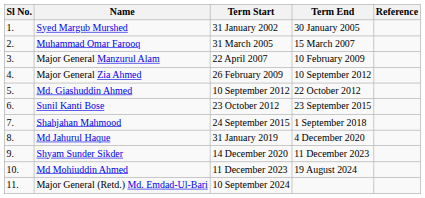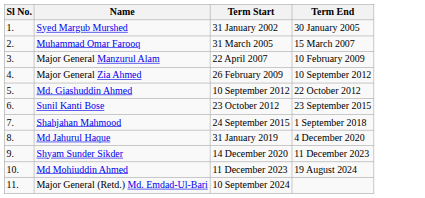- column: (397, 12)
